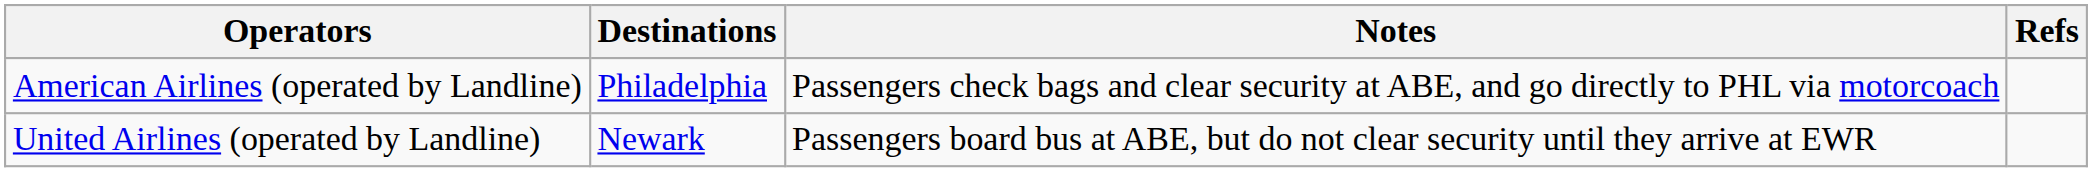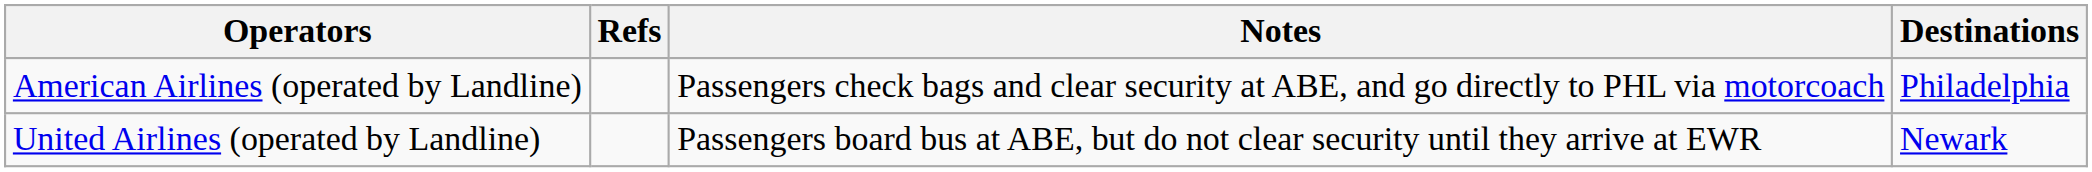columns swapped: (687, 31) <-> (2047, 31)
